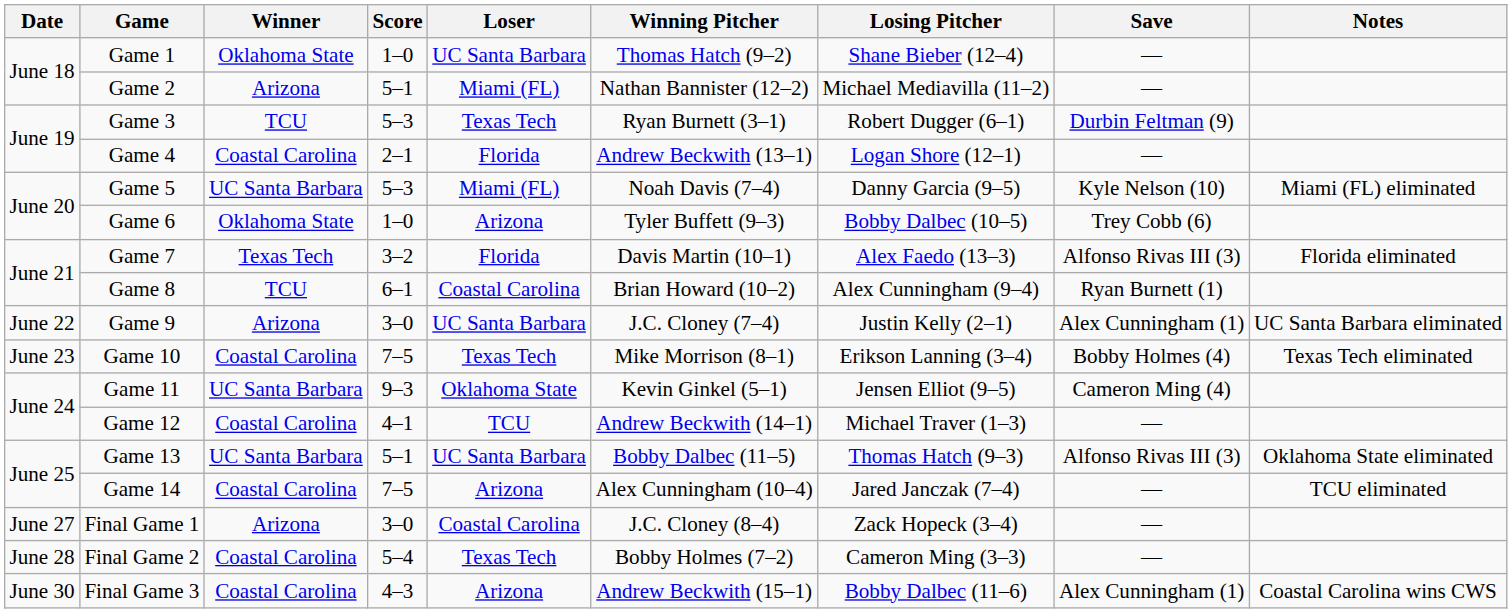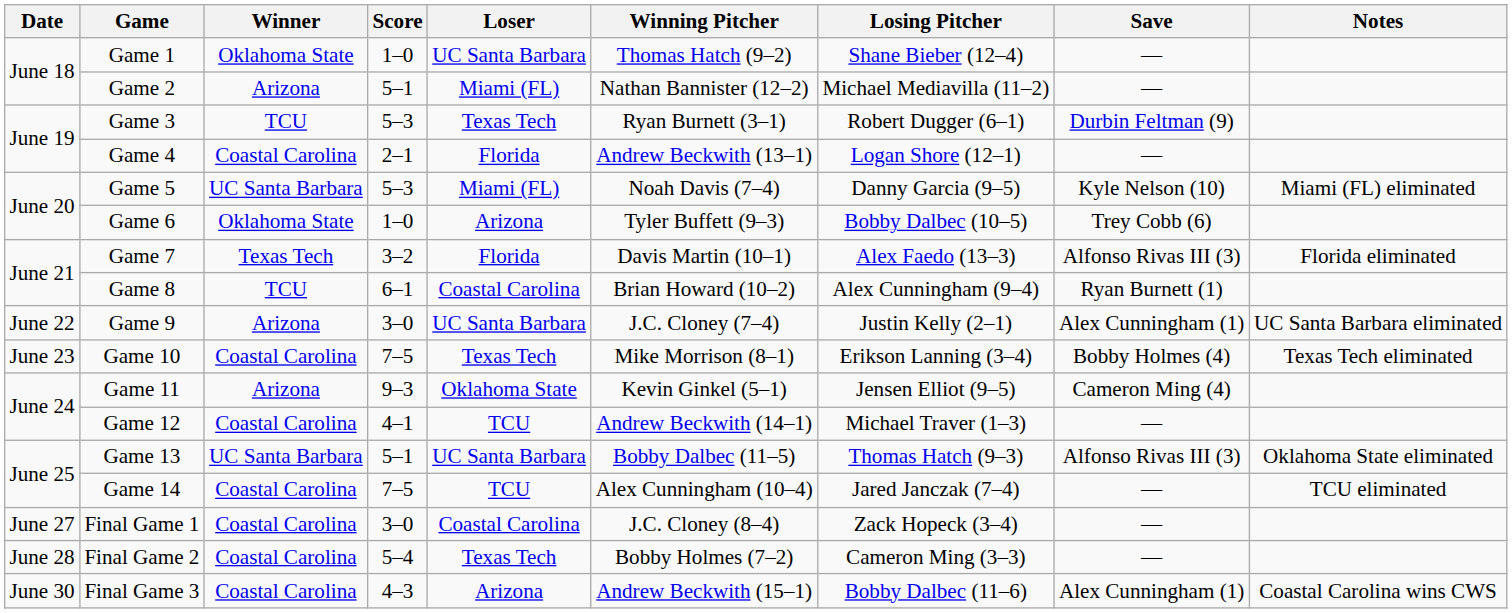(286, 389) UC Santa Barbara -> (286, 389) Arizona
(509, 490) Arizona -> (509, 490) TCU
(286, 523) Arizona -> (286, 523) Coastal Carolina
